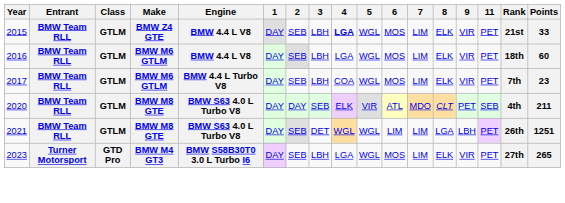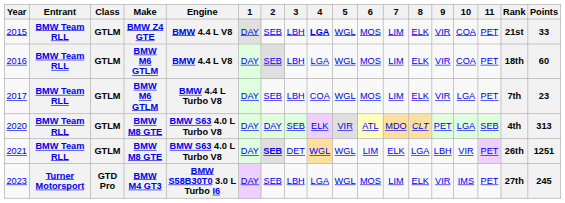+ column: (466, 12)
(544, 106) 211 -> (544, 127) 313
(297, 131) normal -> (273, 151) bold
(420, 131) LIM -> (396, 151) ELK
(544, 156) 265 -> (544, 181) 245
